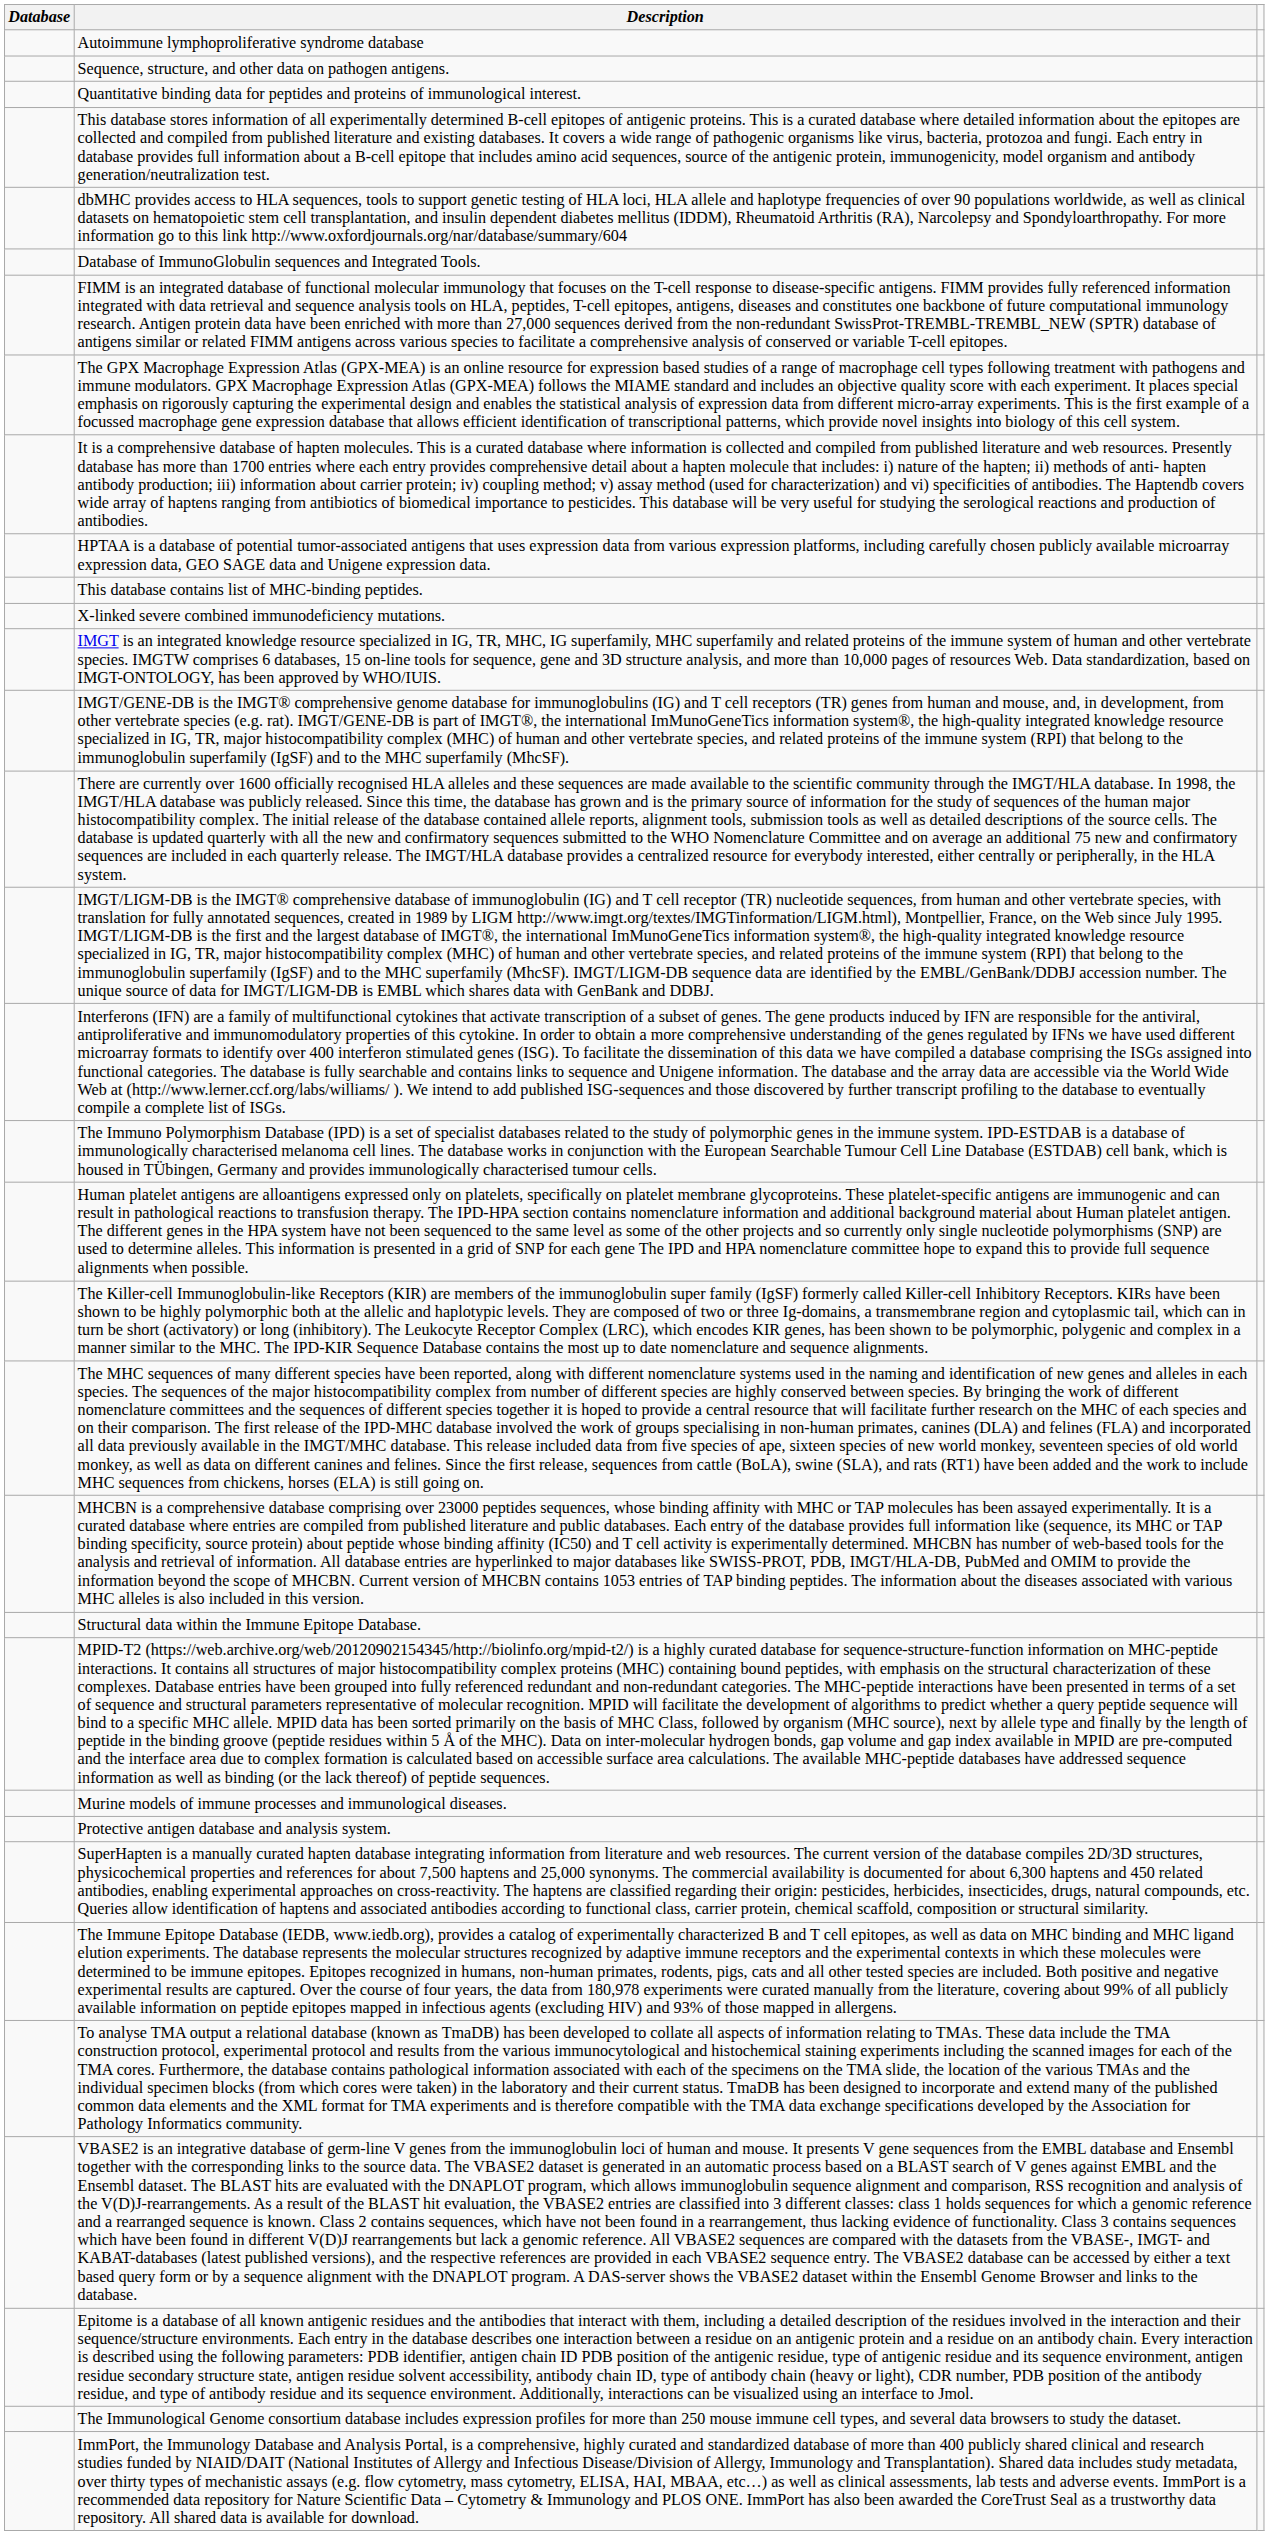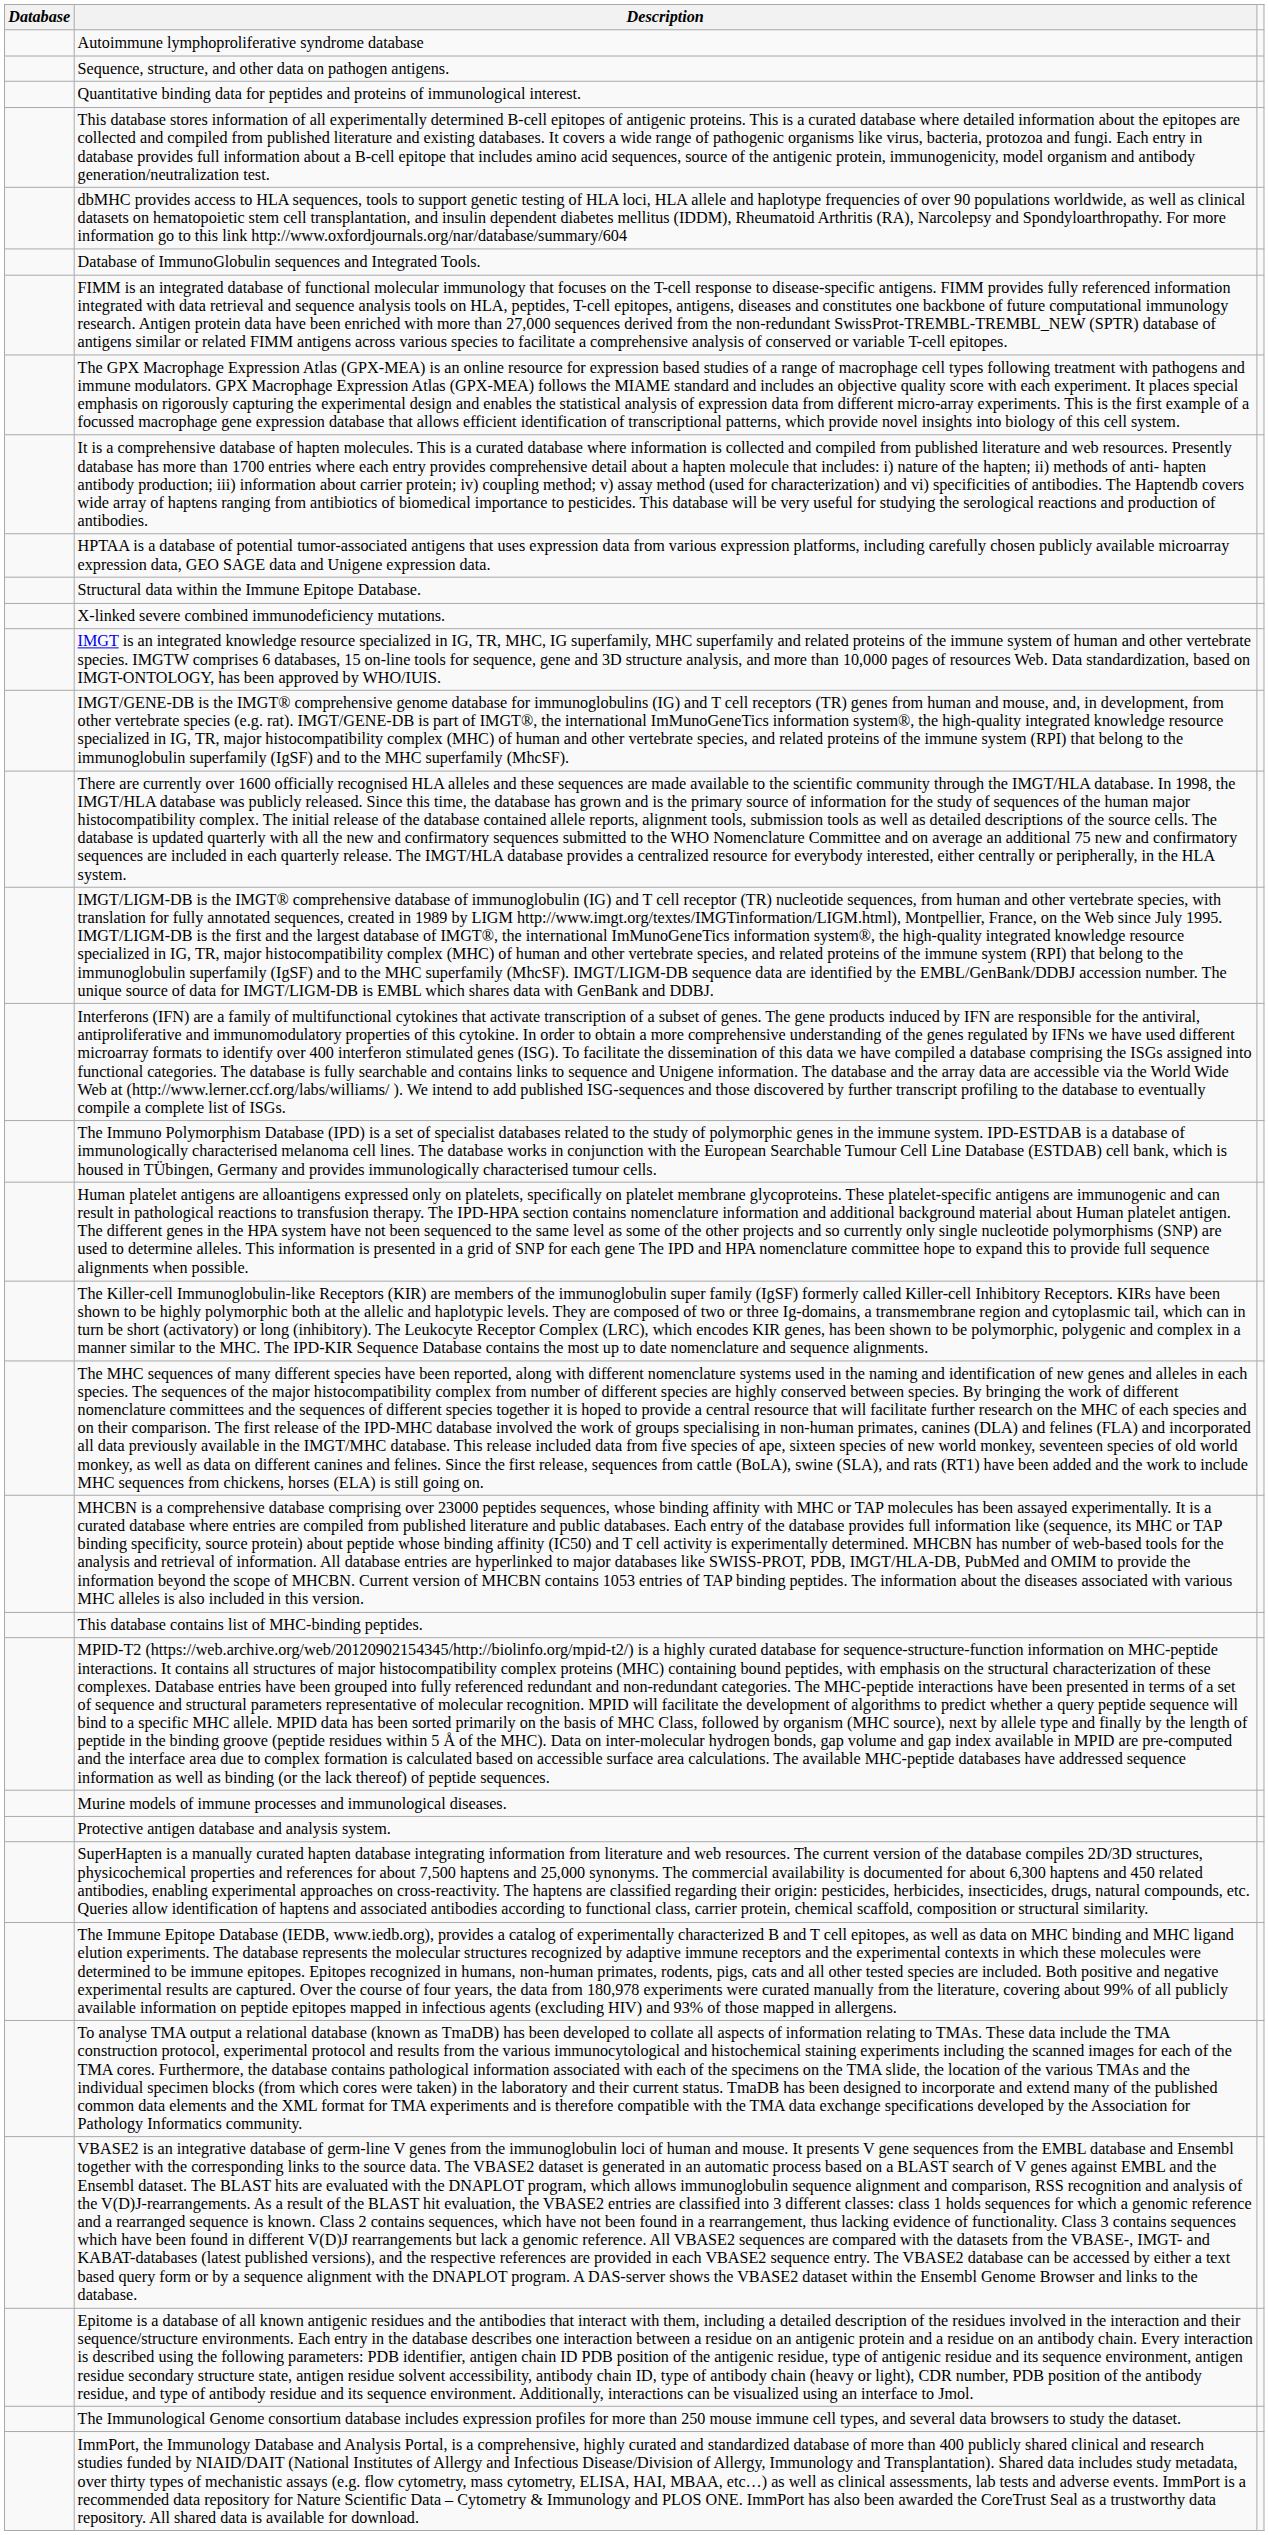rows swapped: (249, 1624) <-> (250, 590)
